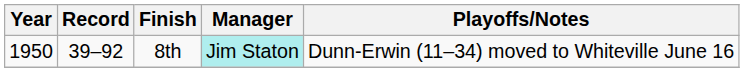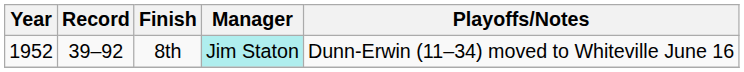(31, 51) 1950 -> (31, 51) 1952
